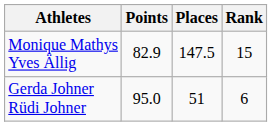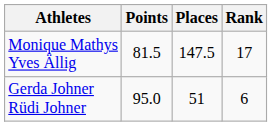(147, 53) 82.9 -> (147, 53) 81.5
(244, 53) 15 -> (244, 53) 17
